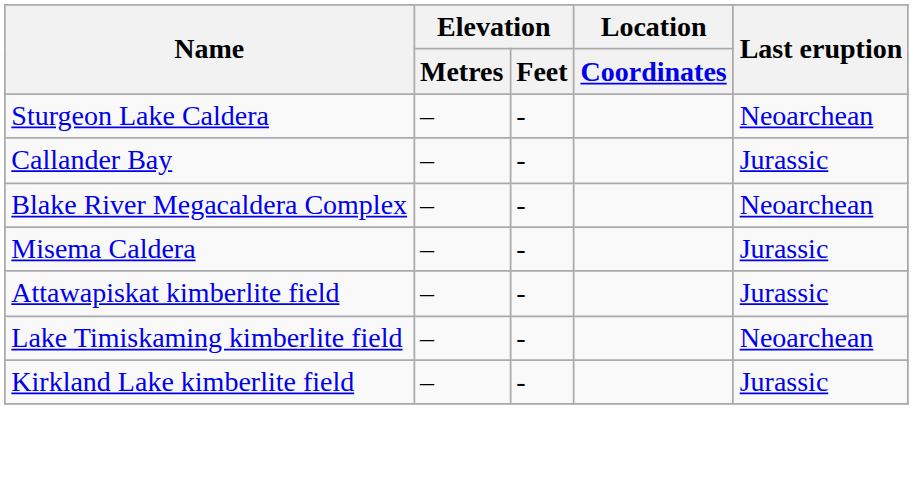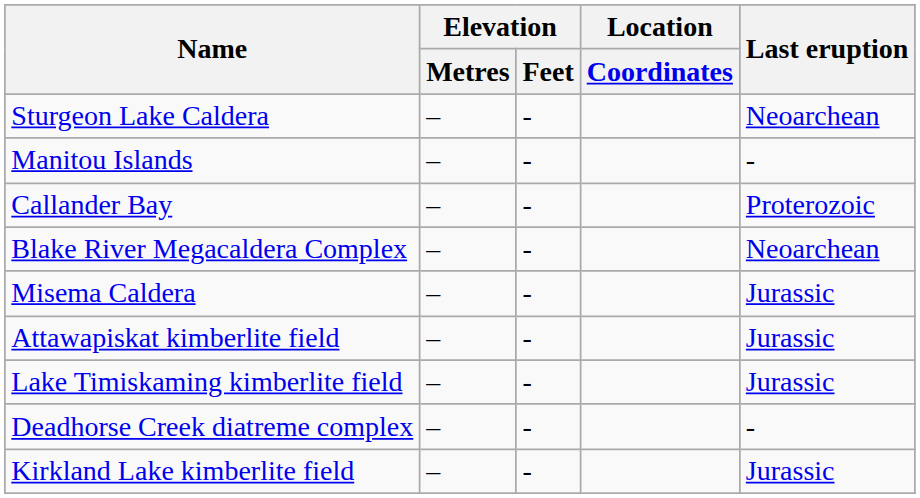+ row: (102, 159)
(784, 159) Jurassic -> (810, 204) Proterozoic
(806, 337) Neoarchean -> (790, 381) Jurassic
+ row: (212, 426)
